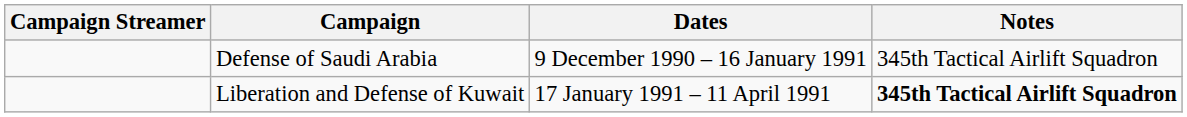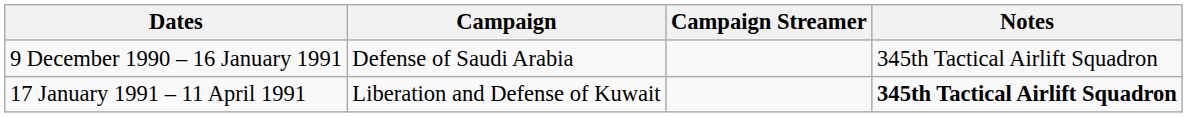columns swapped: (108, 22) <-> (701, 22)
